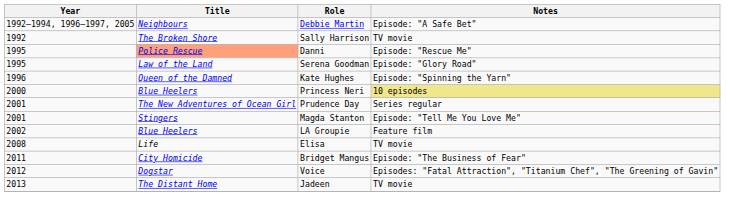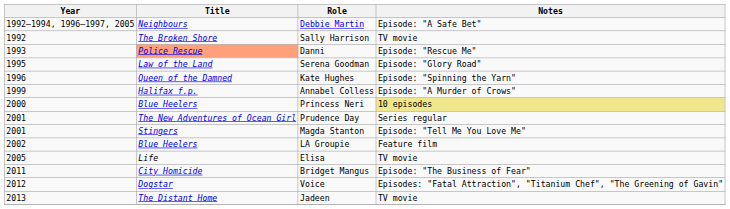(16, 51) 1995 -> (16, 51) 1993
+ row: (337, 91)
(16, 144) 2008 -> (16, 158) 2005
